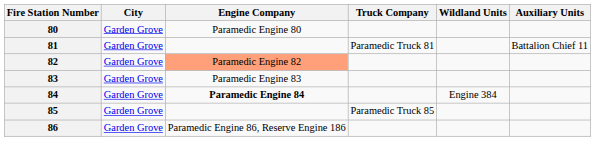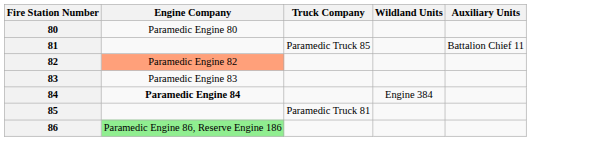- column: (133, 12)
(392, 45) Paramedic Truck 81 -> (328, 45) Paramedic Truck 85
(392, 111) Paramedic Truck 85 -> (328, 111) Paramedic Truck 81
(257, 128) no background -> (193, 128) lightgreen background
